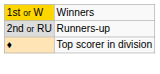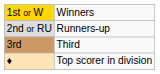+ row: (14, 45)
